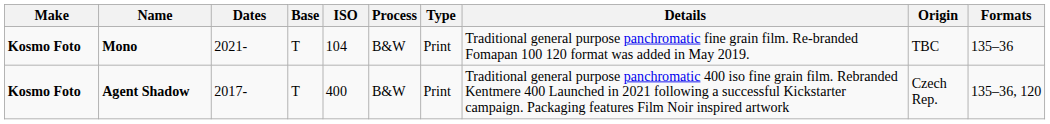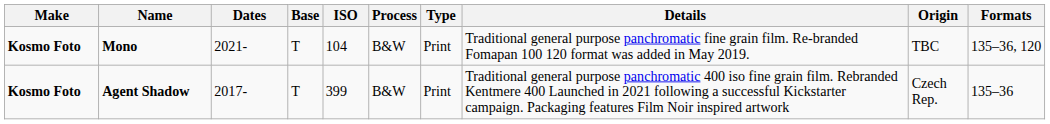(992, 45) 135–36 -> (1006, 45) 135–36, 120
(336, 92) 400 -> (336, 92) 399
(1006, 92) 135–36, 120 -> (992, 92) 135–36
